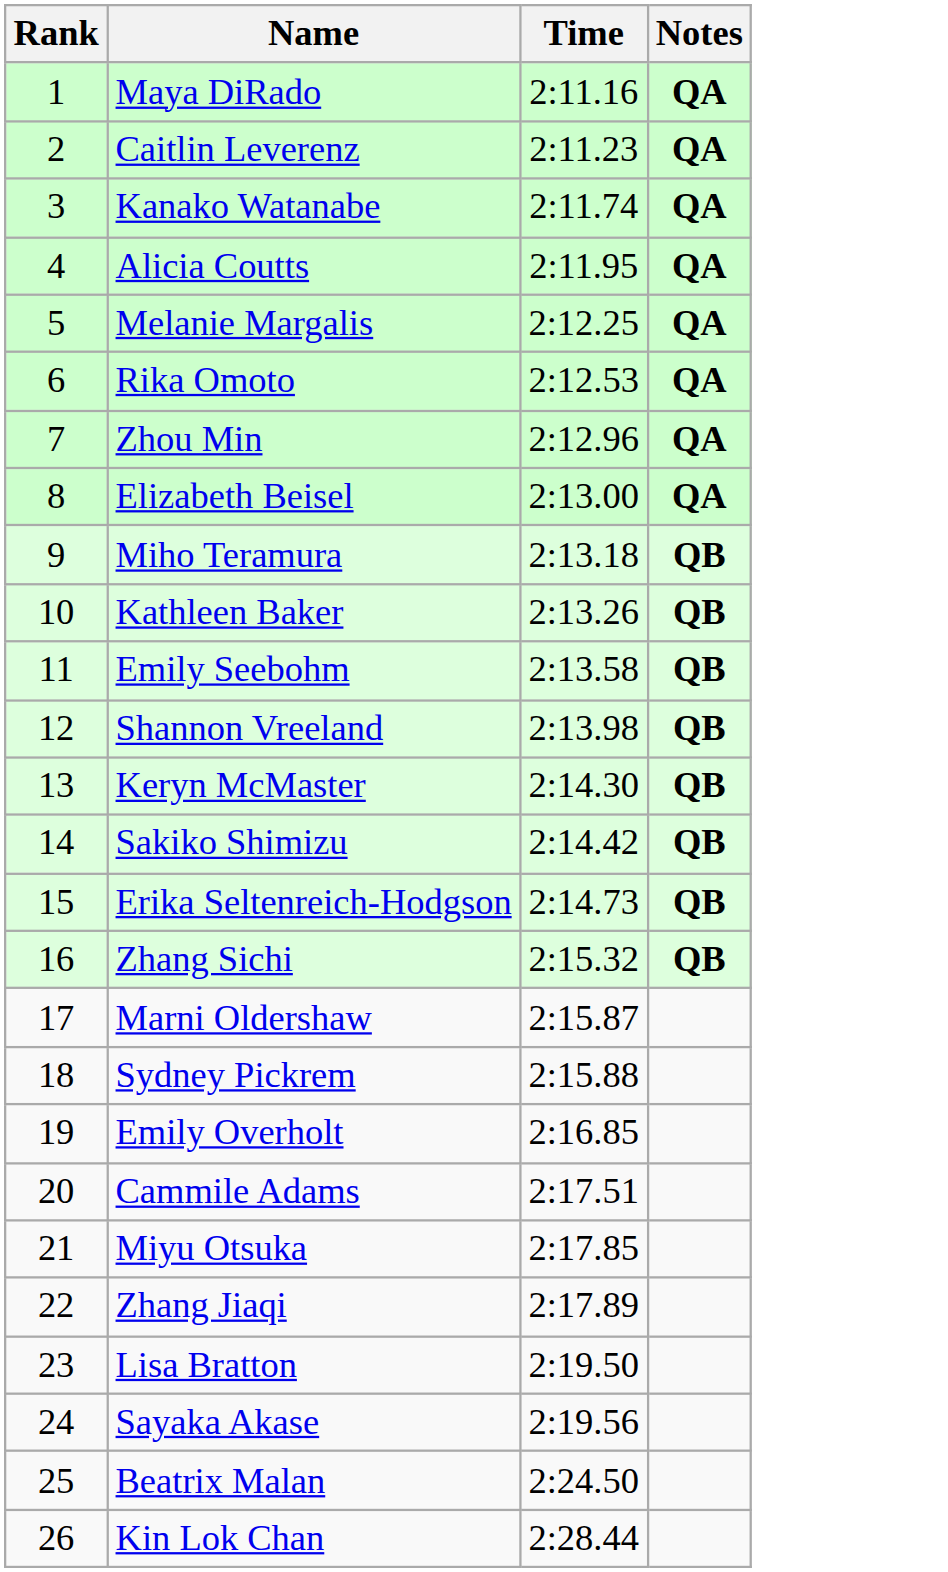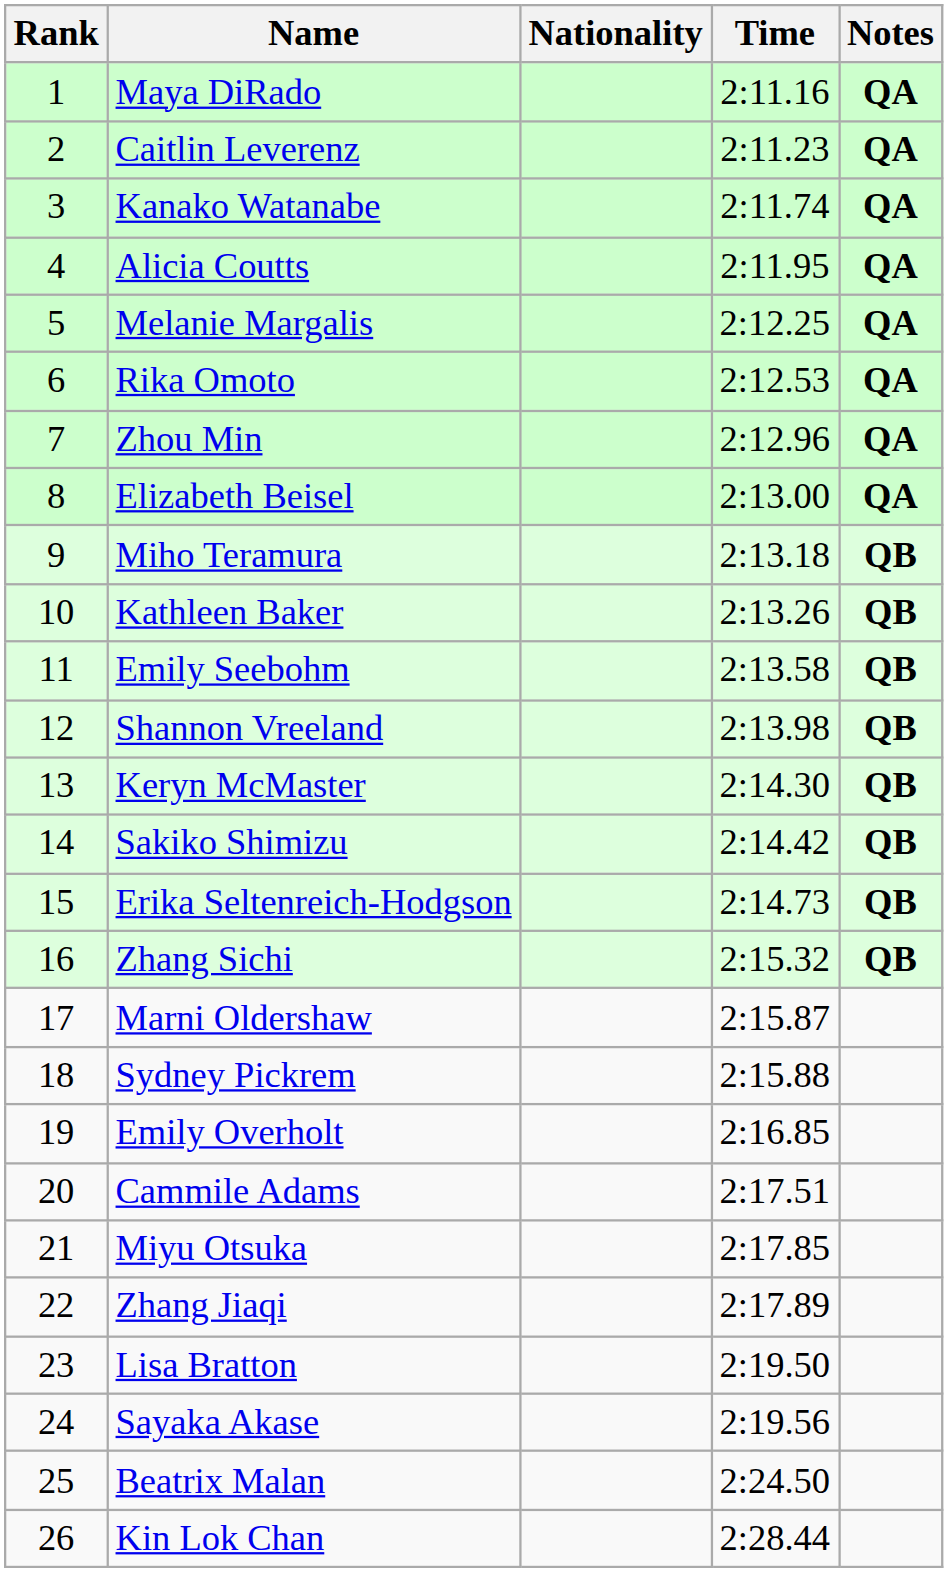+ column: (616, 33)
